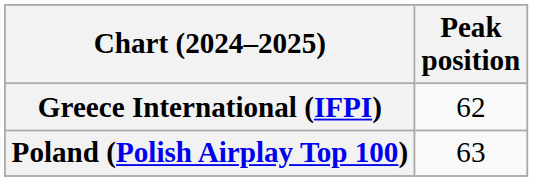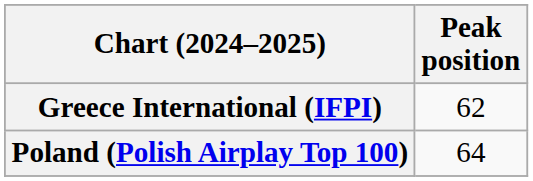(471, 152) 63 -> (471, 152) 64
